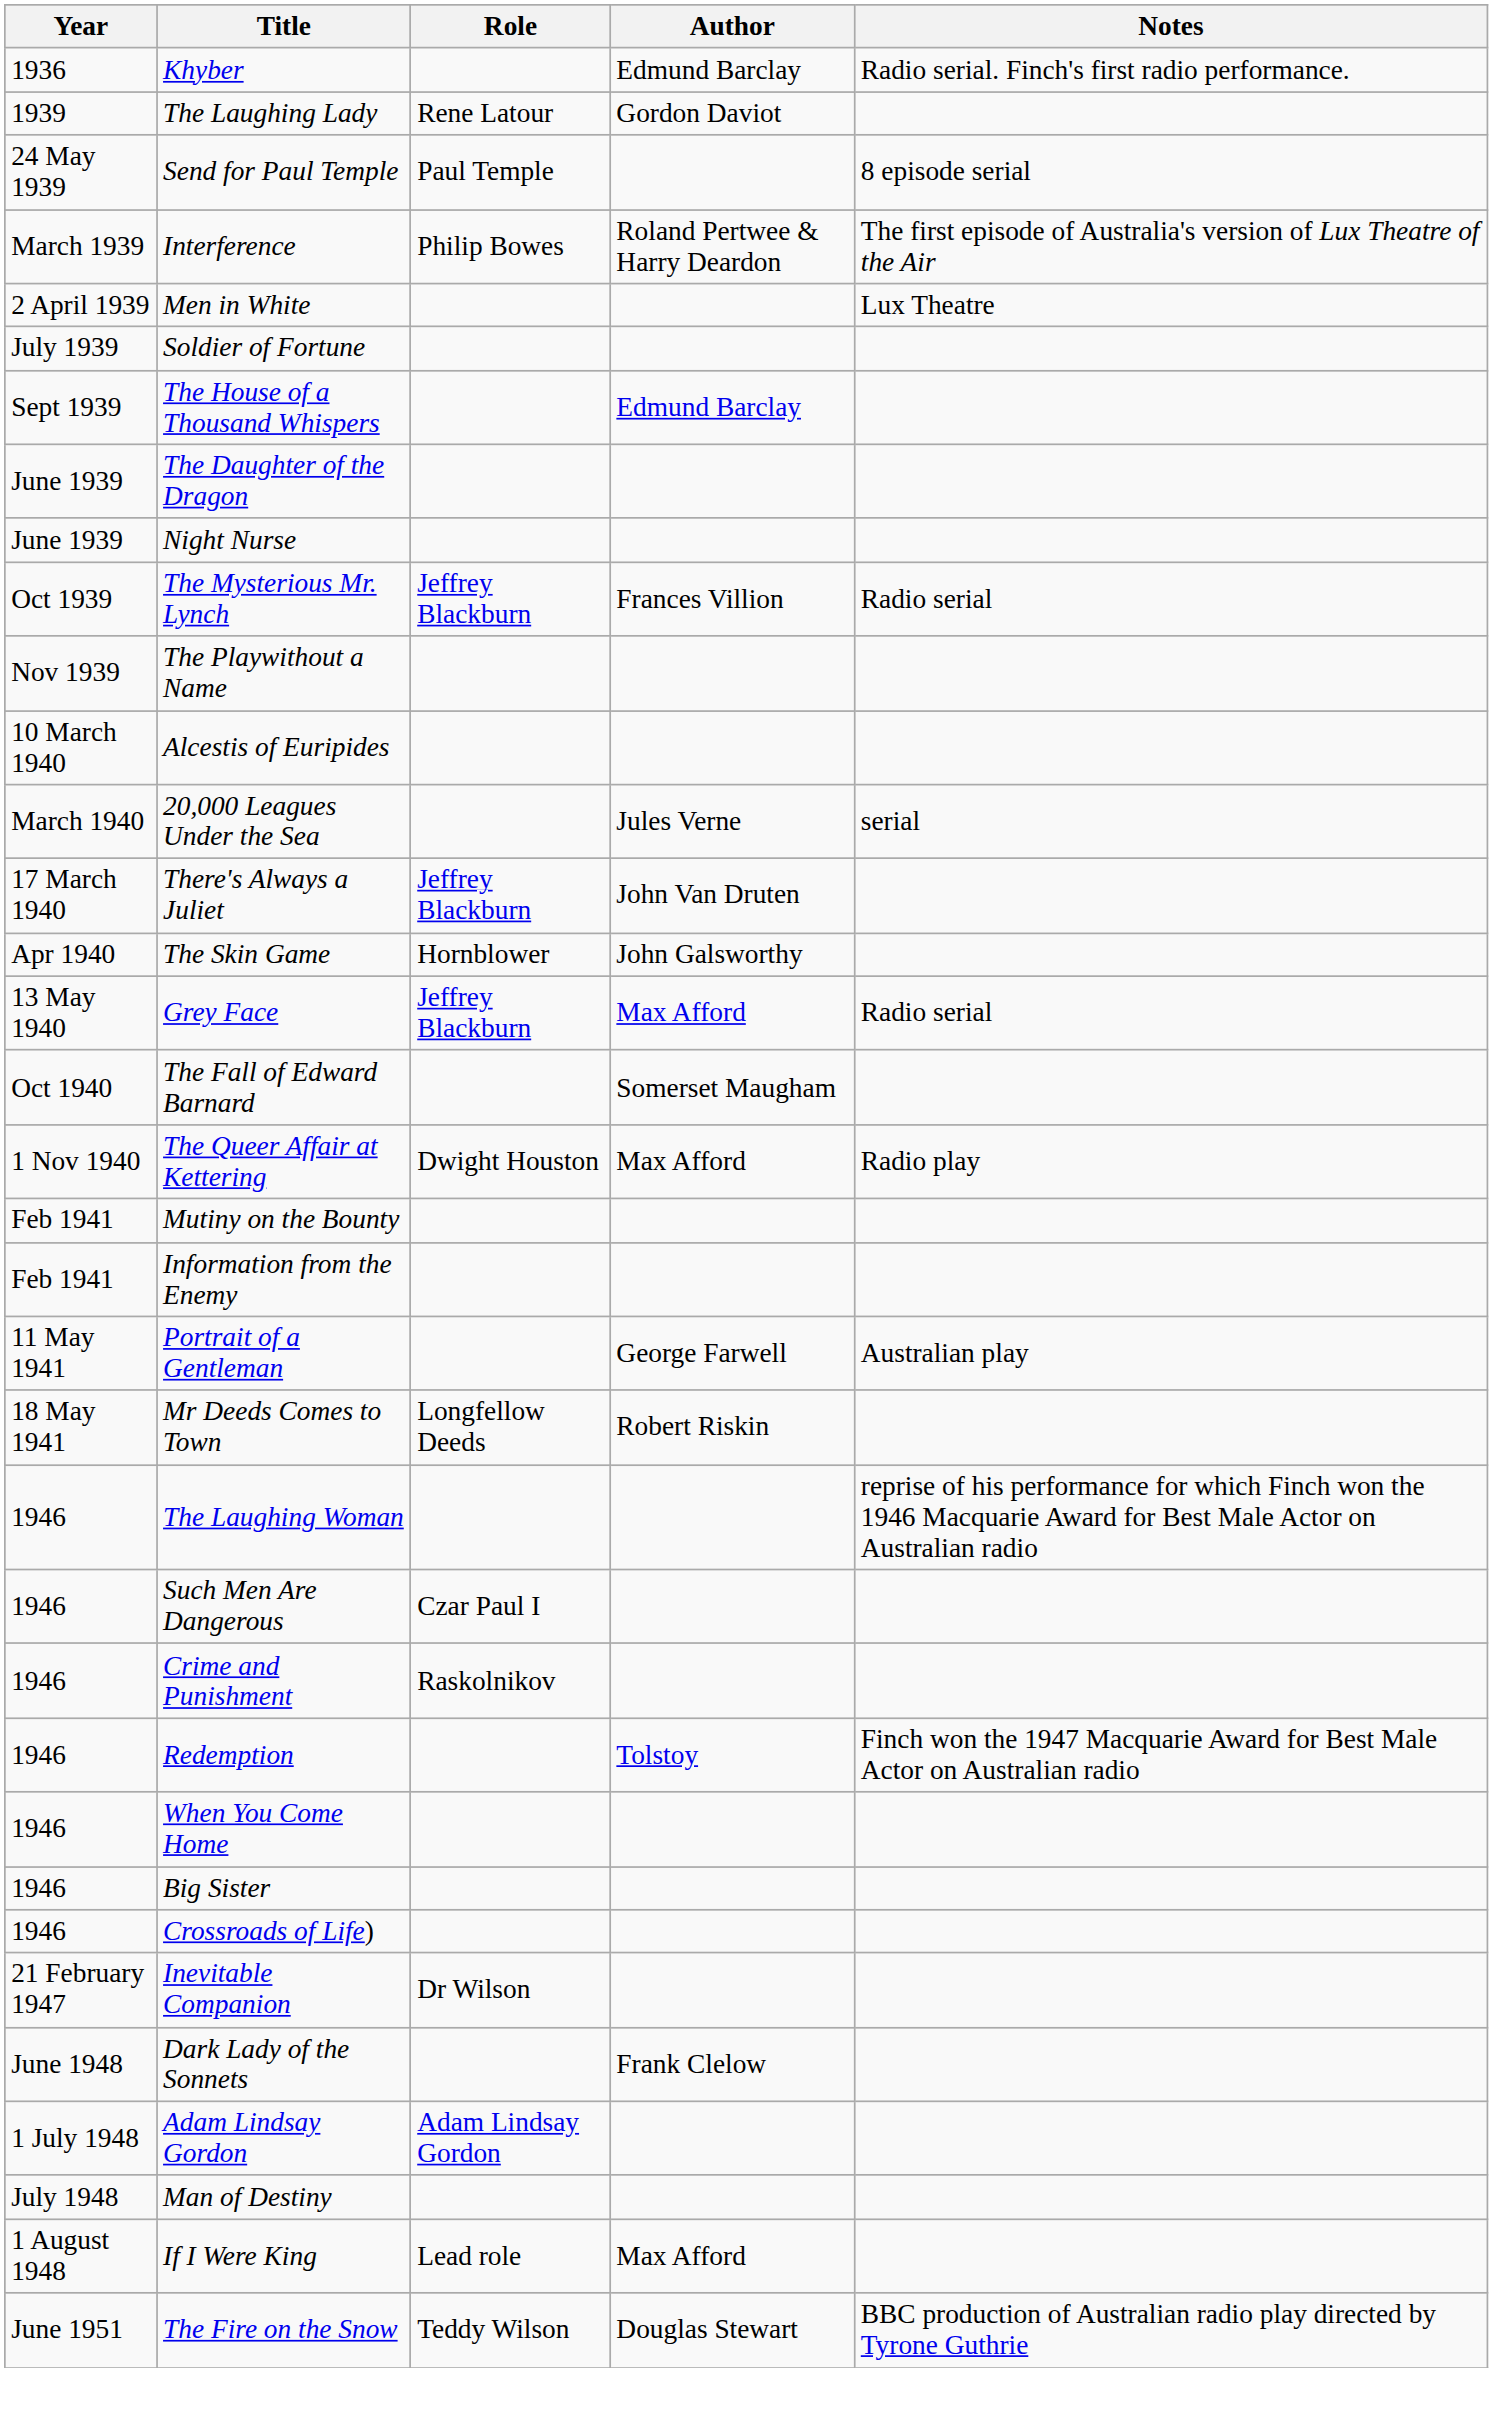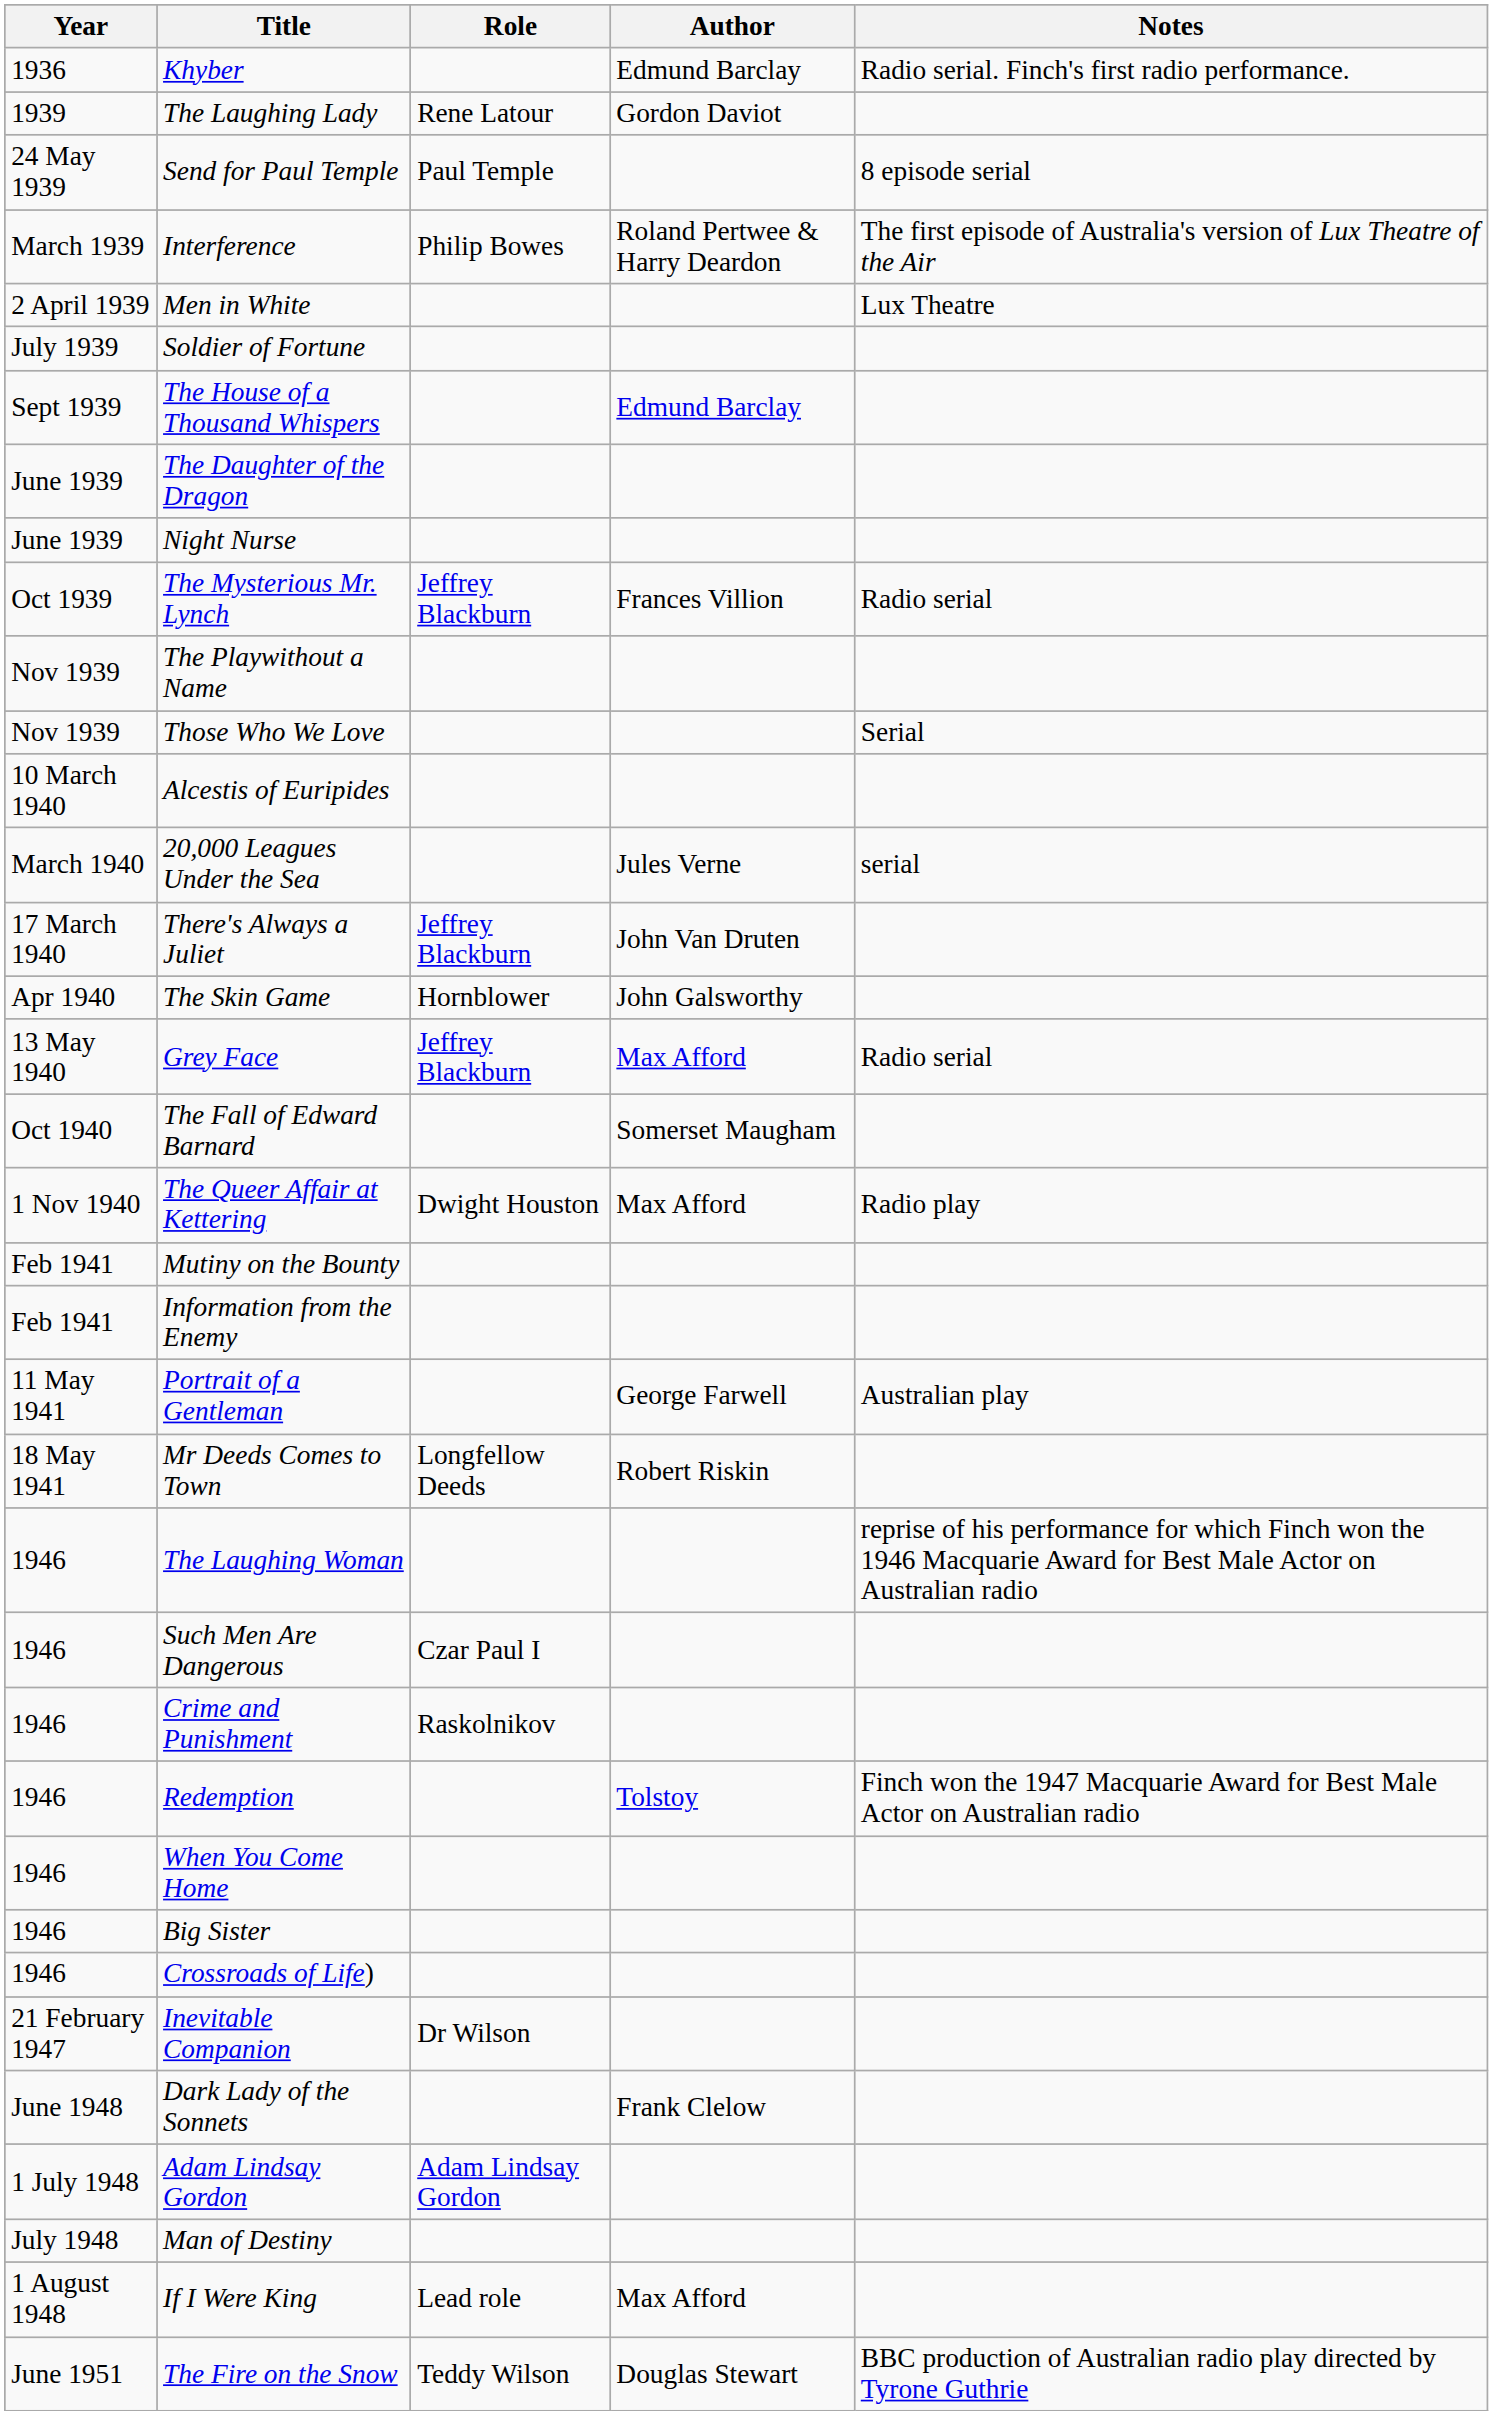+ row: (274, 731)
